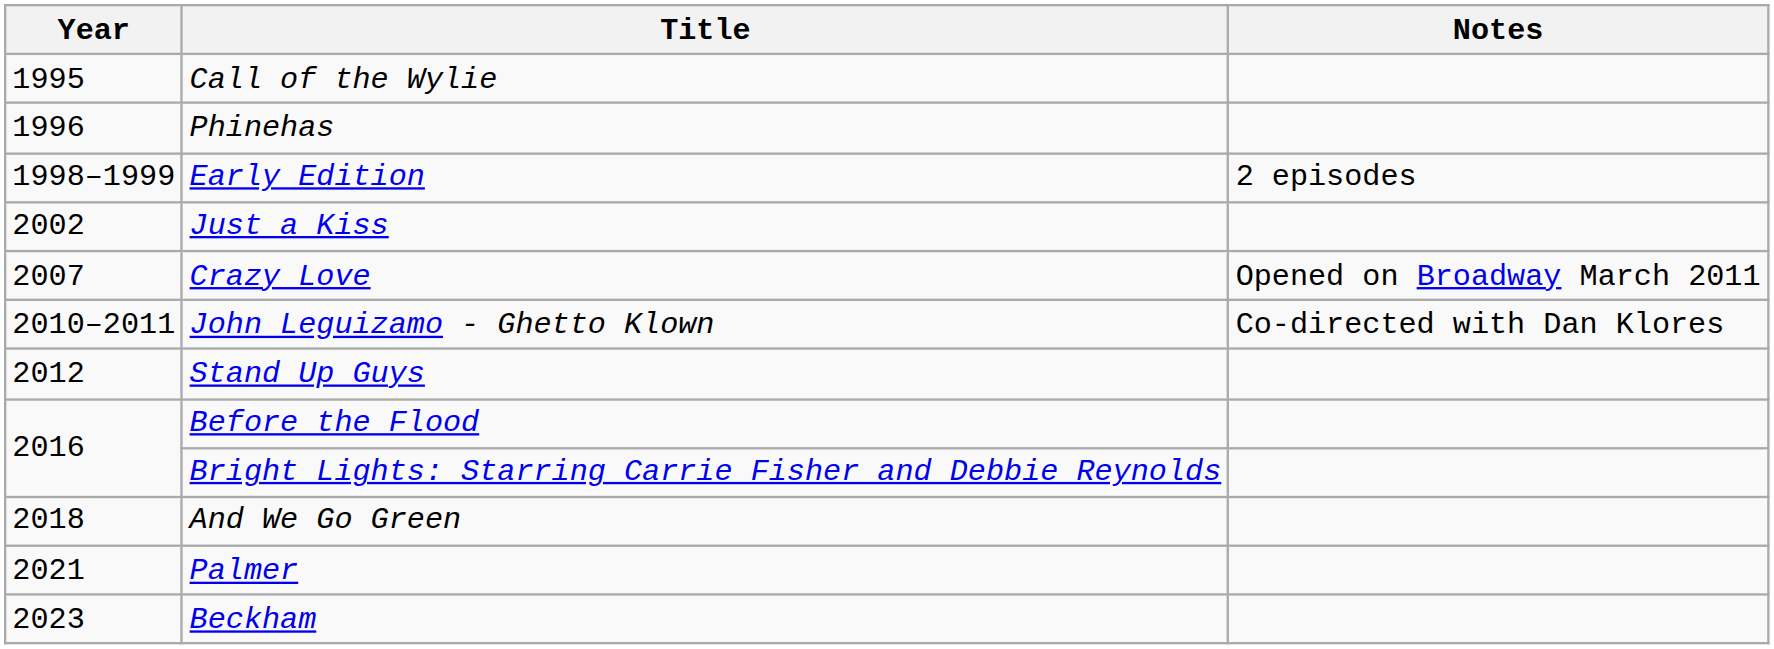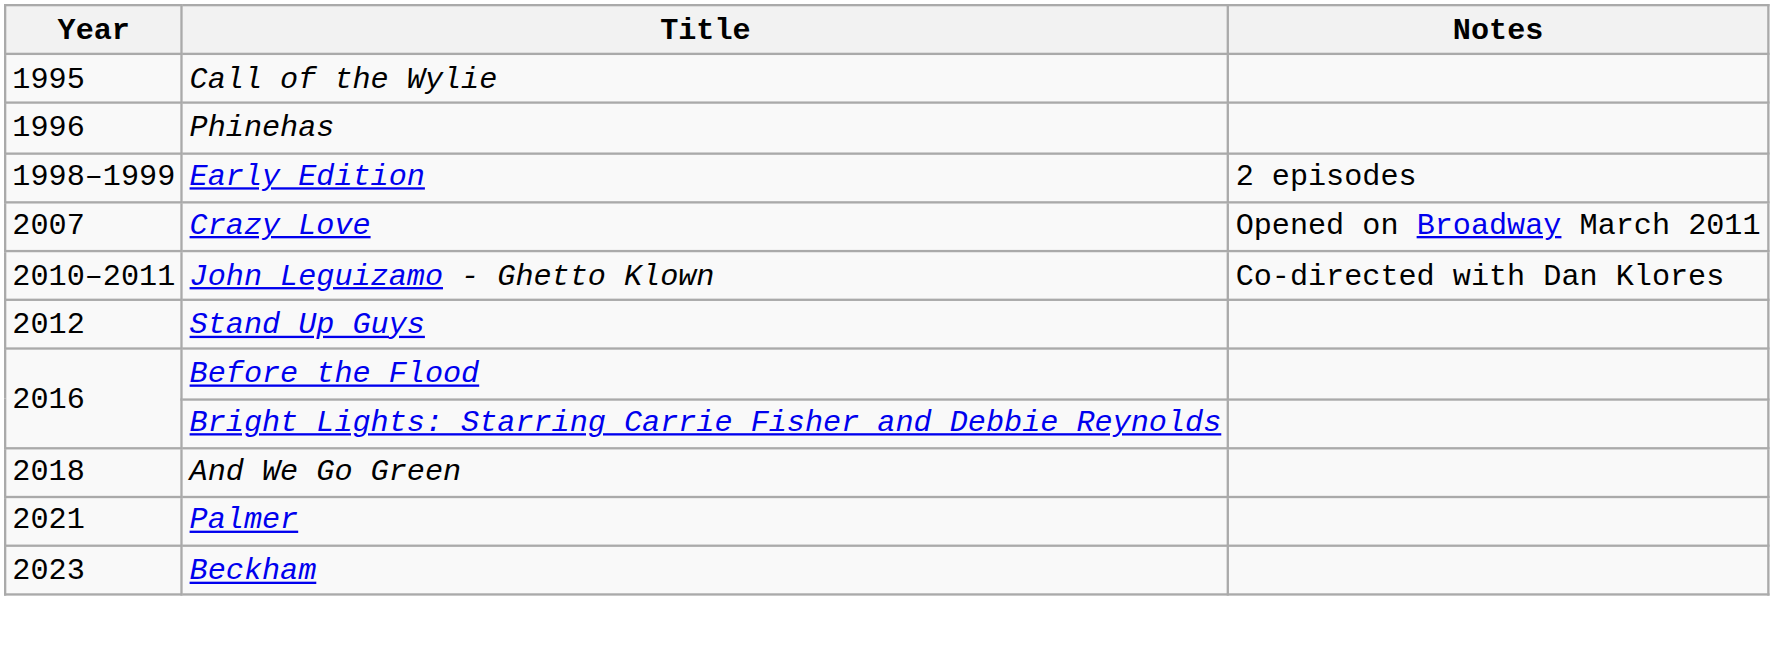- row: (289, 226)
